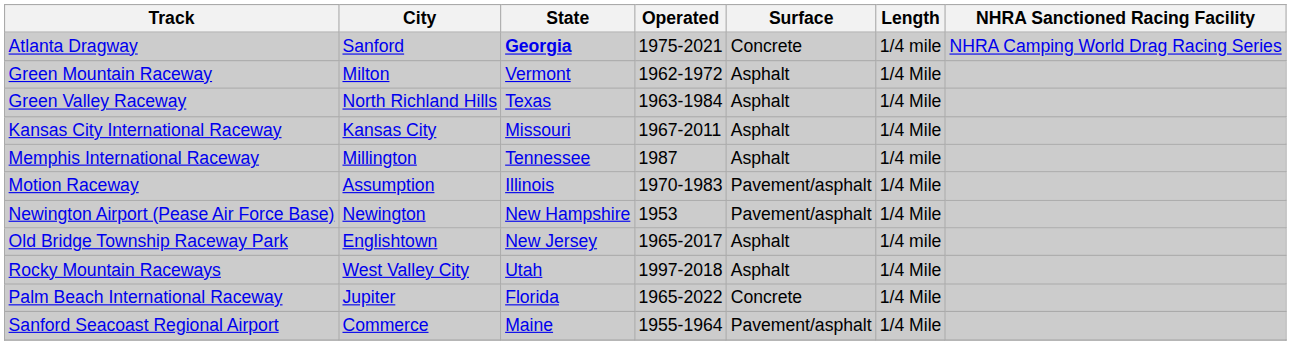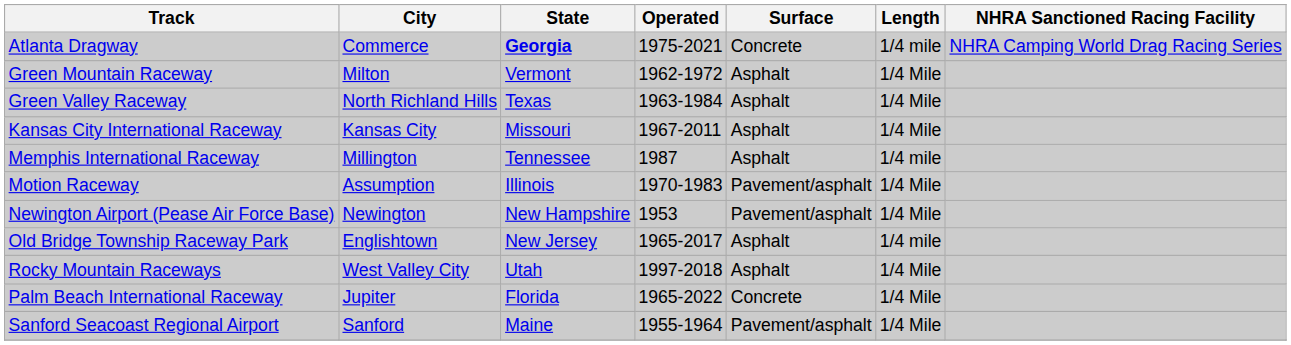(373, 46) Sanford -> (386, 46) Commerce
(386, 325) Commerce -> (373, 325) Sanford
